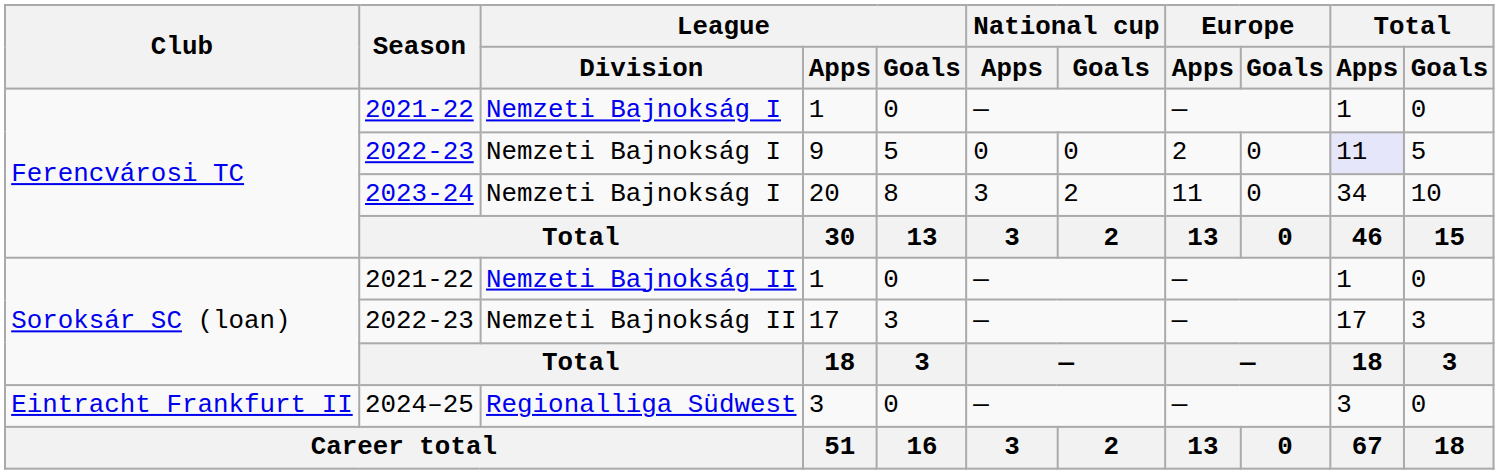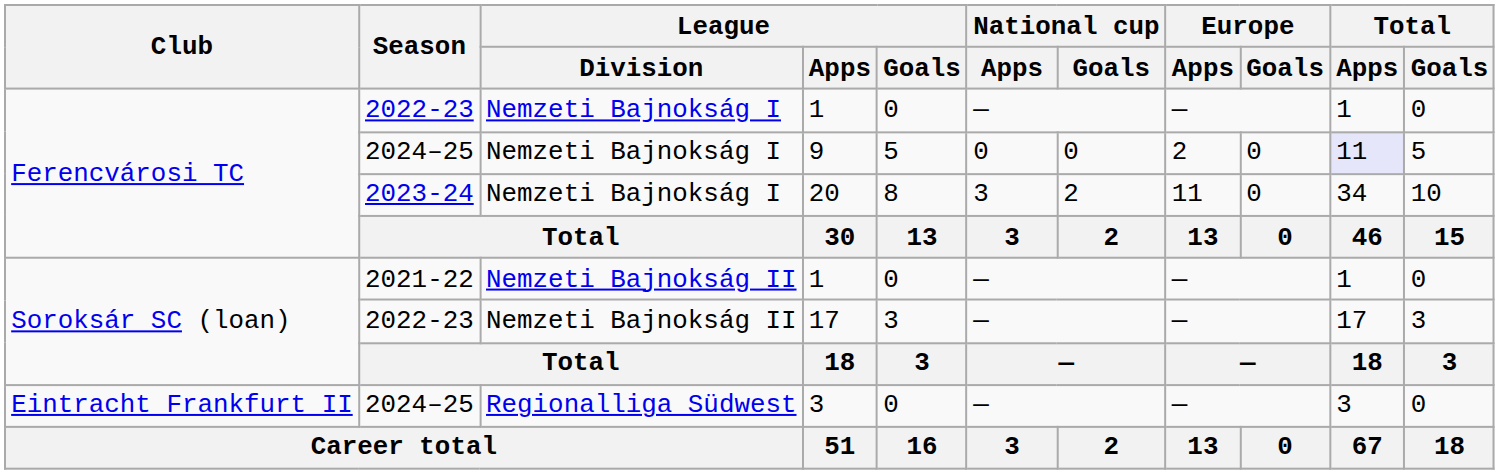(419, 110) 2021-22 -> (419, 110) 2022-23
(419, 153) 2022-23 -> (419, 153) 2024–25
